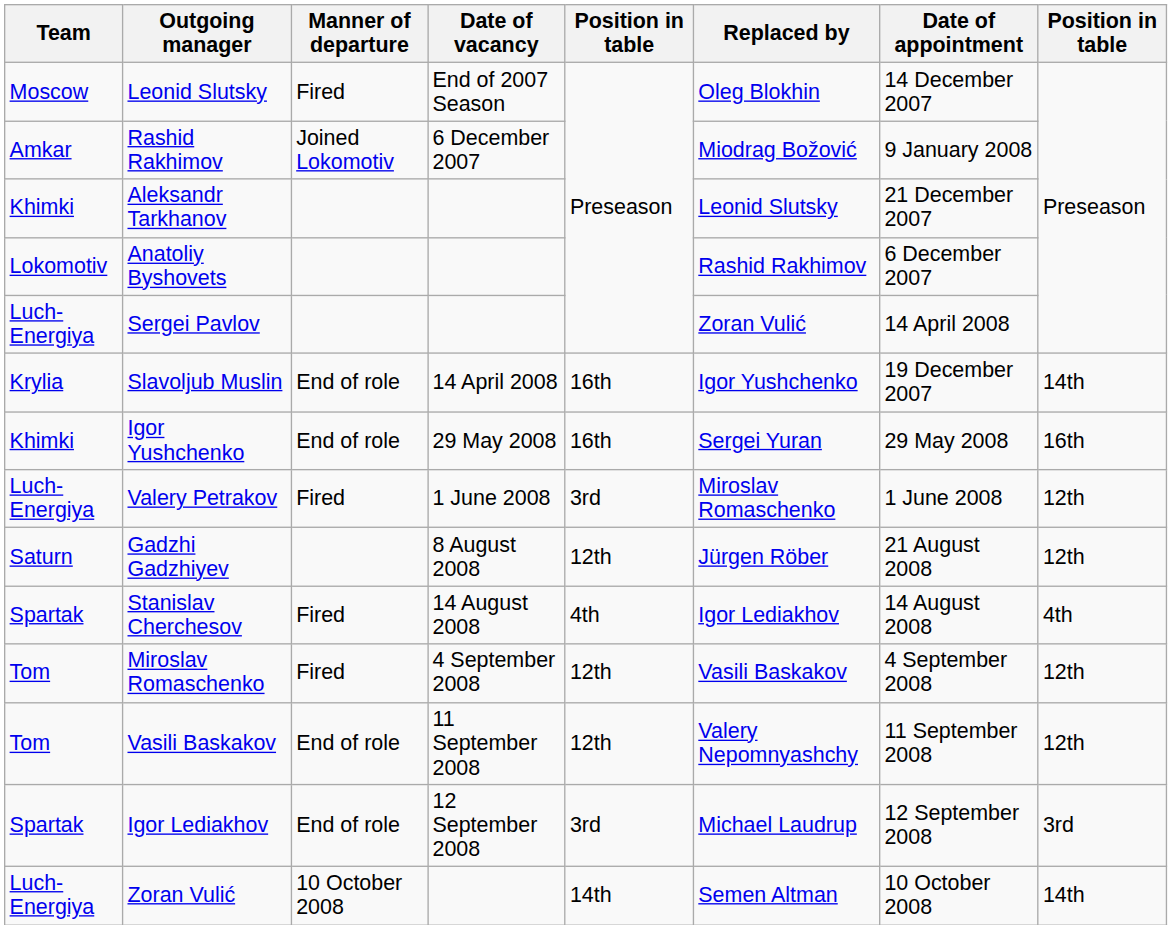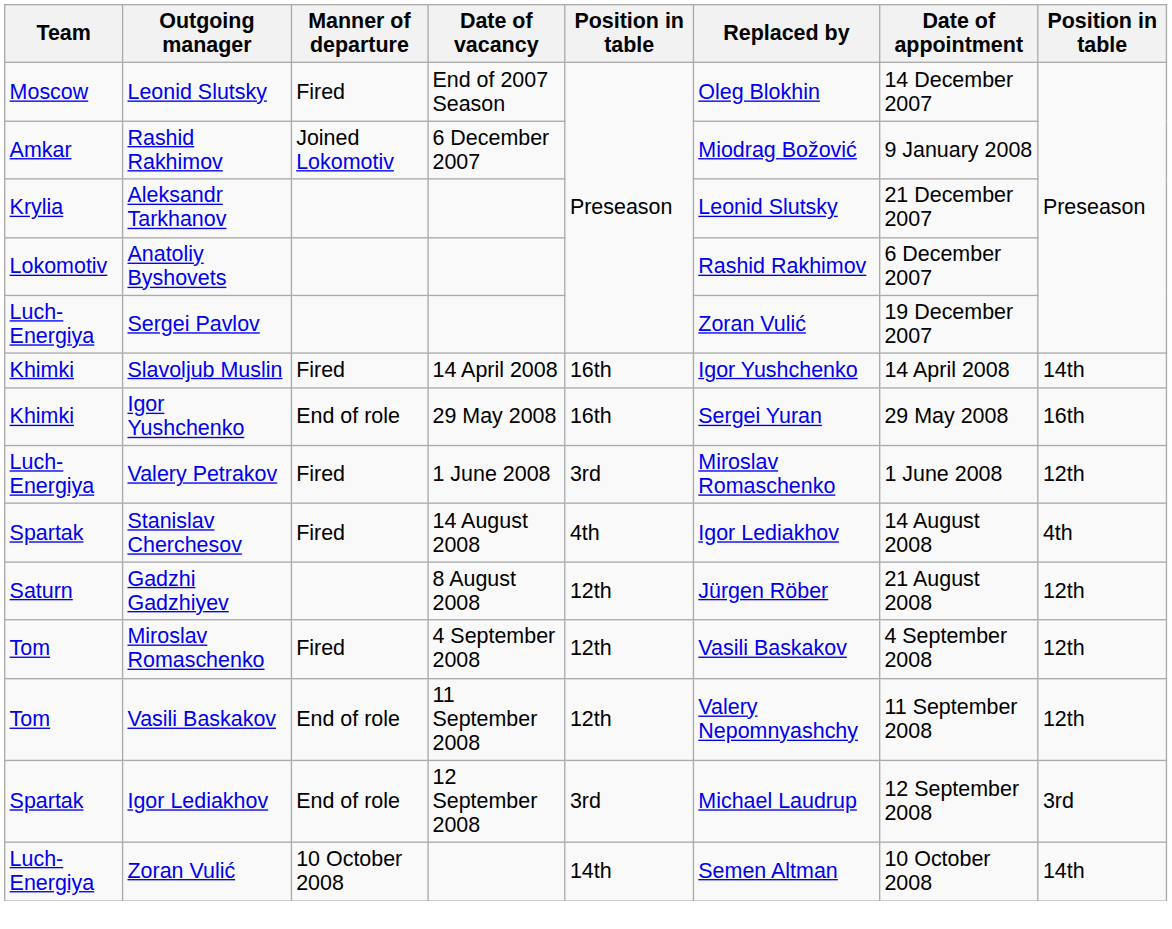(42, 207) Khimki -> (36, 207) Krylia
(947, 324) 14 April 2008 -> (949, 324) 19 December 2007
(36, 382) Krylia -> (42, 370) Khimki
(348, 382) End of role -> (321, 370) Fired
(949, 382) 19 December 2007 -> (947, 370) 14 April 2008
rows swapped: (178, 556) <-> (185, 614)
